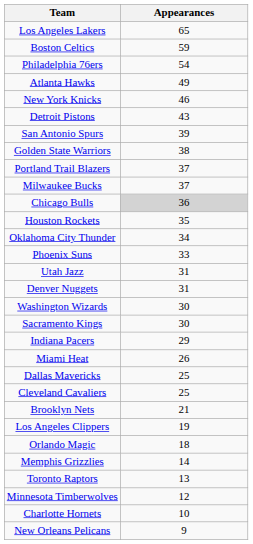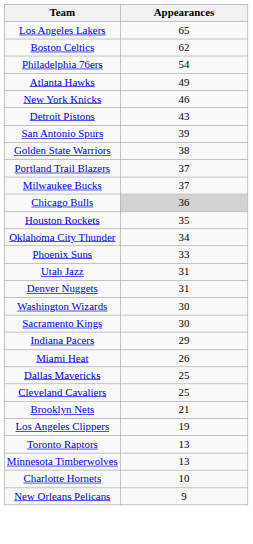(184, 47) 59 -> (184, 47) 62
- row: (62, 444)
- row: (62, 461)
(184, 496) 12 -> (184, 461) 13
